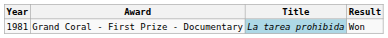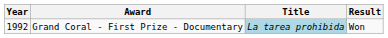(17, 26) 1981 -> (17, 26) 1992
